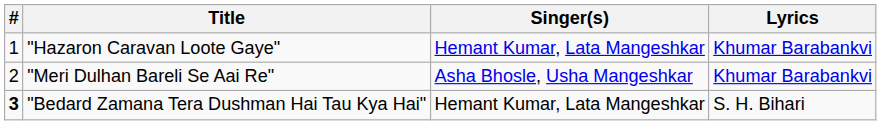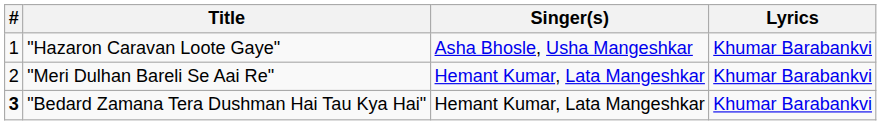(570, 47) Hemant Kumar, Lata Mangeshkar -> (564, 47) Asha Bhosle, Usha Mangeshkar
(564, 76) Asha Bhosle, Usha Mangeshkar -> (570, 76) Hemant Kumar, Lata Mangeshkar
(759, 104) S. H. Bihari -> (793, 104) Khumar Barabankvi
